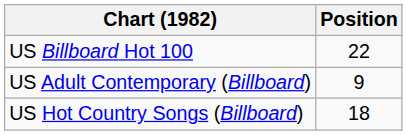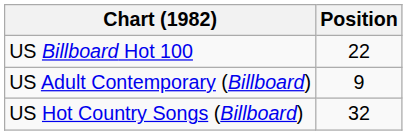(359, 113) 18 -> (359, 113) 32
